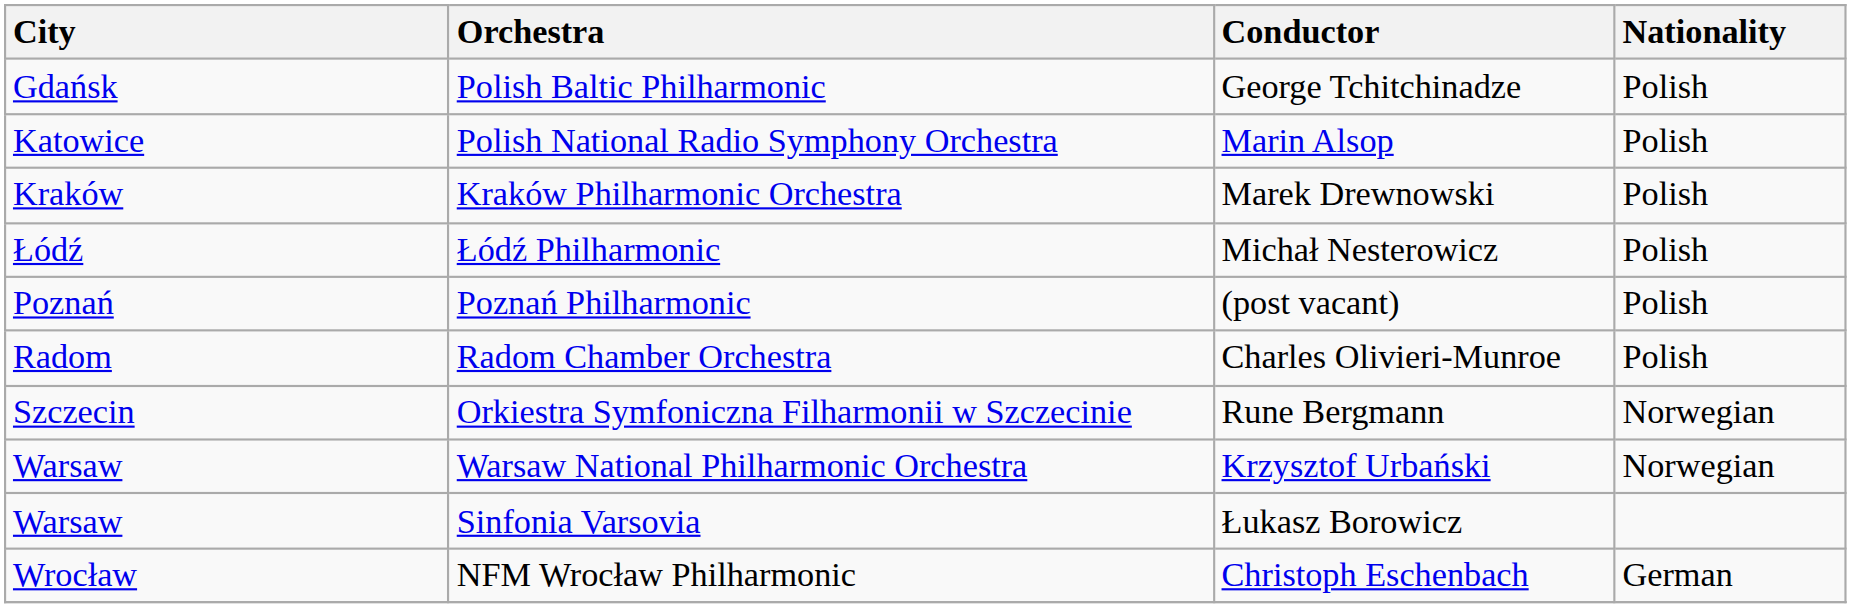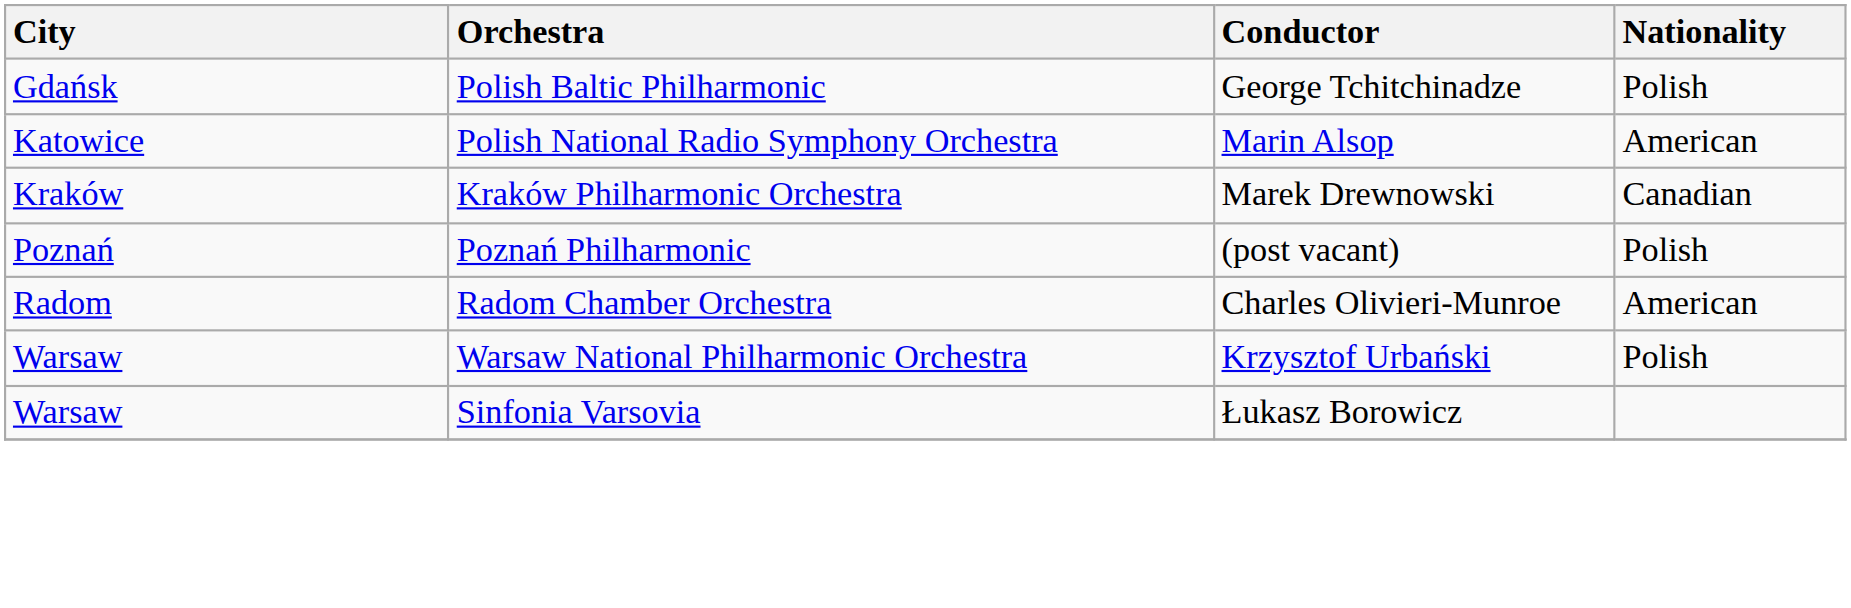(1665, 140) Polish -> (1690, 140) American
(1665, 194) Polish -> (1687, 194) Canadian
- row: (588, 248)
(1665, 357) Polish -> (1690, 303) American
- row: (794, 411)
(1699, 466) Norwegian -> (1665, 357) Polish
- row: (656, 574)
